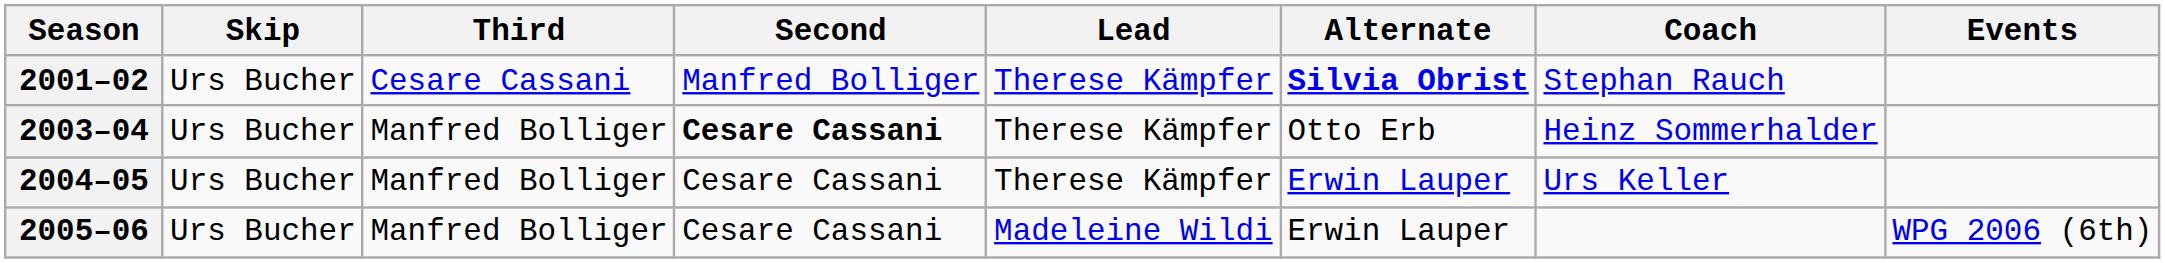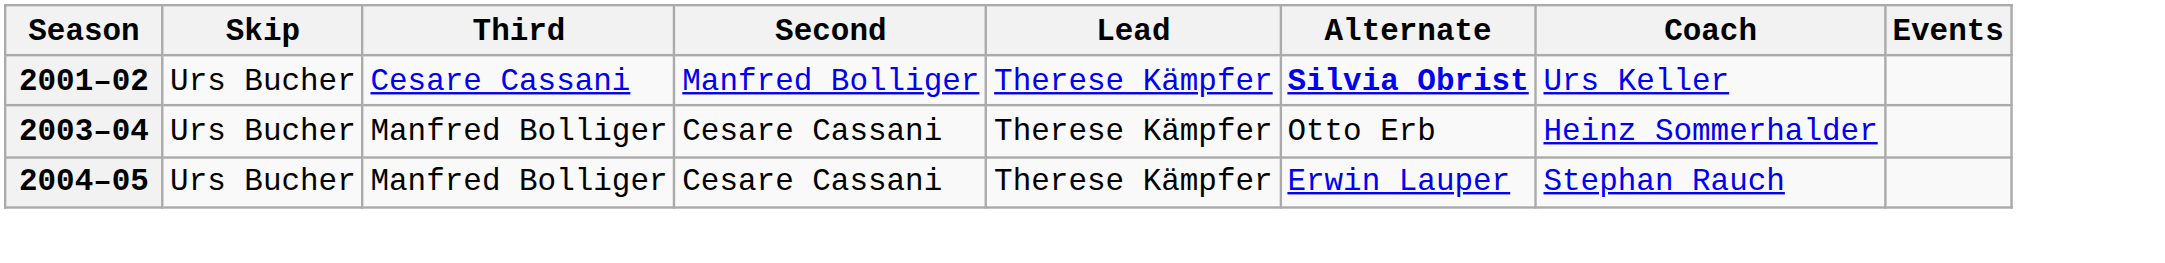(1664, 81) Stephan Rauch -> (1636, 81) Urs Keller
(812, 131) bold -> (812, 131) normal
(1636, 182) Urs Keller -> (1664, 182) Stephan Rauch
- row: (84, 232)
